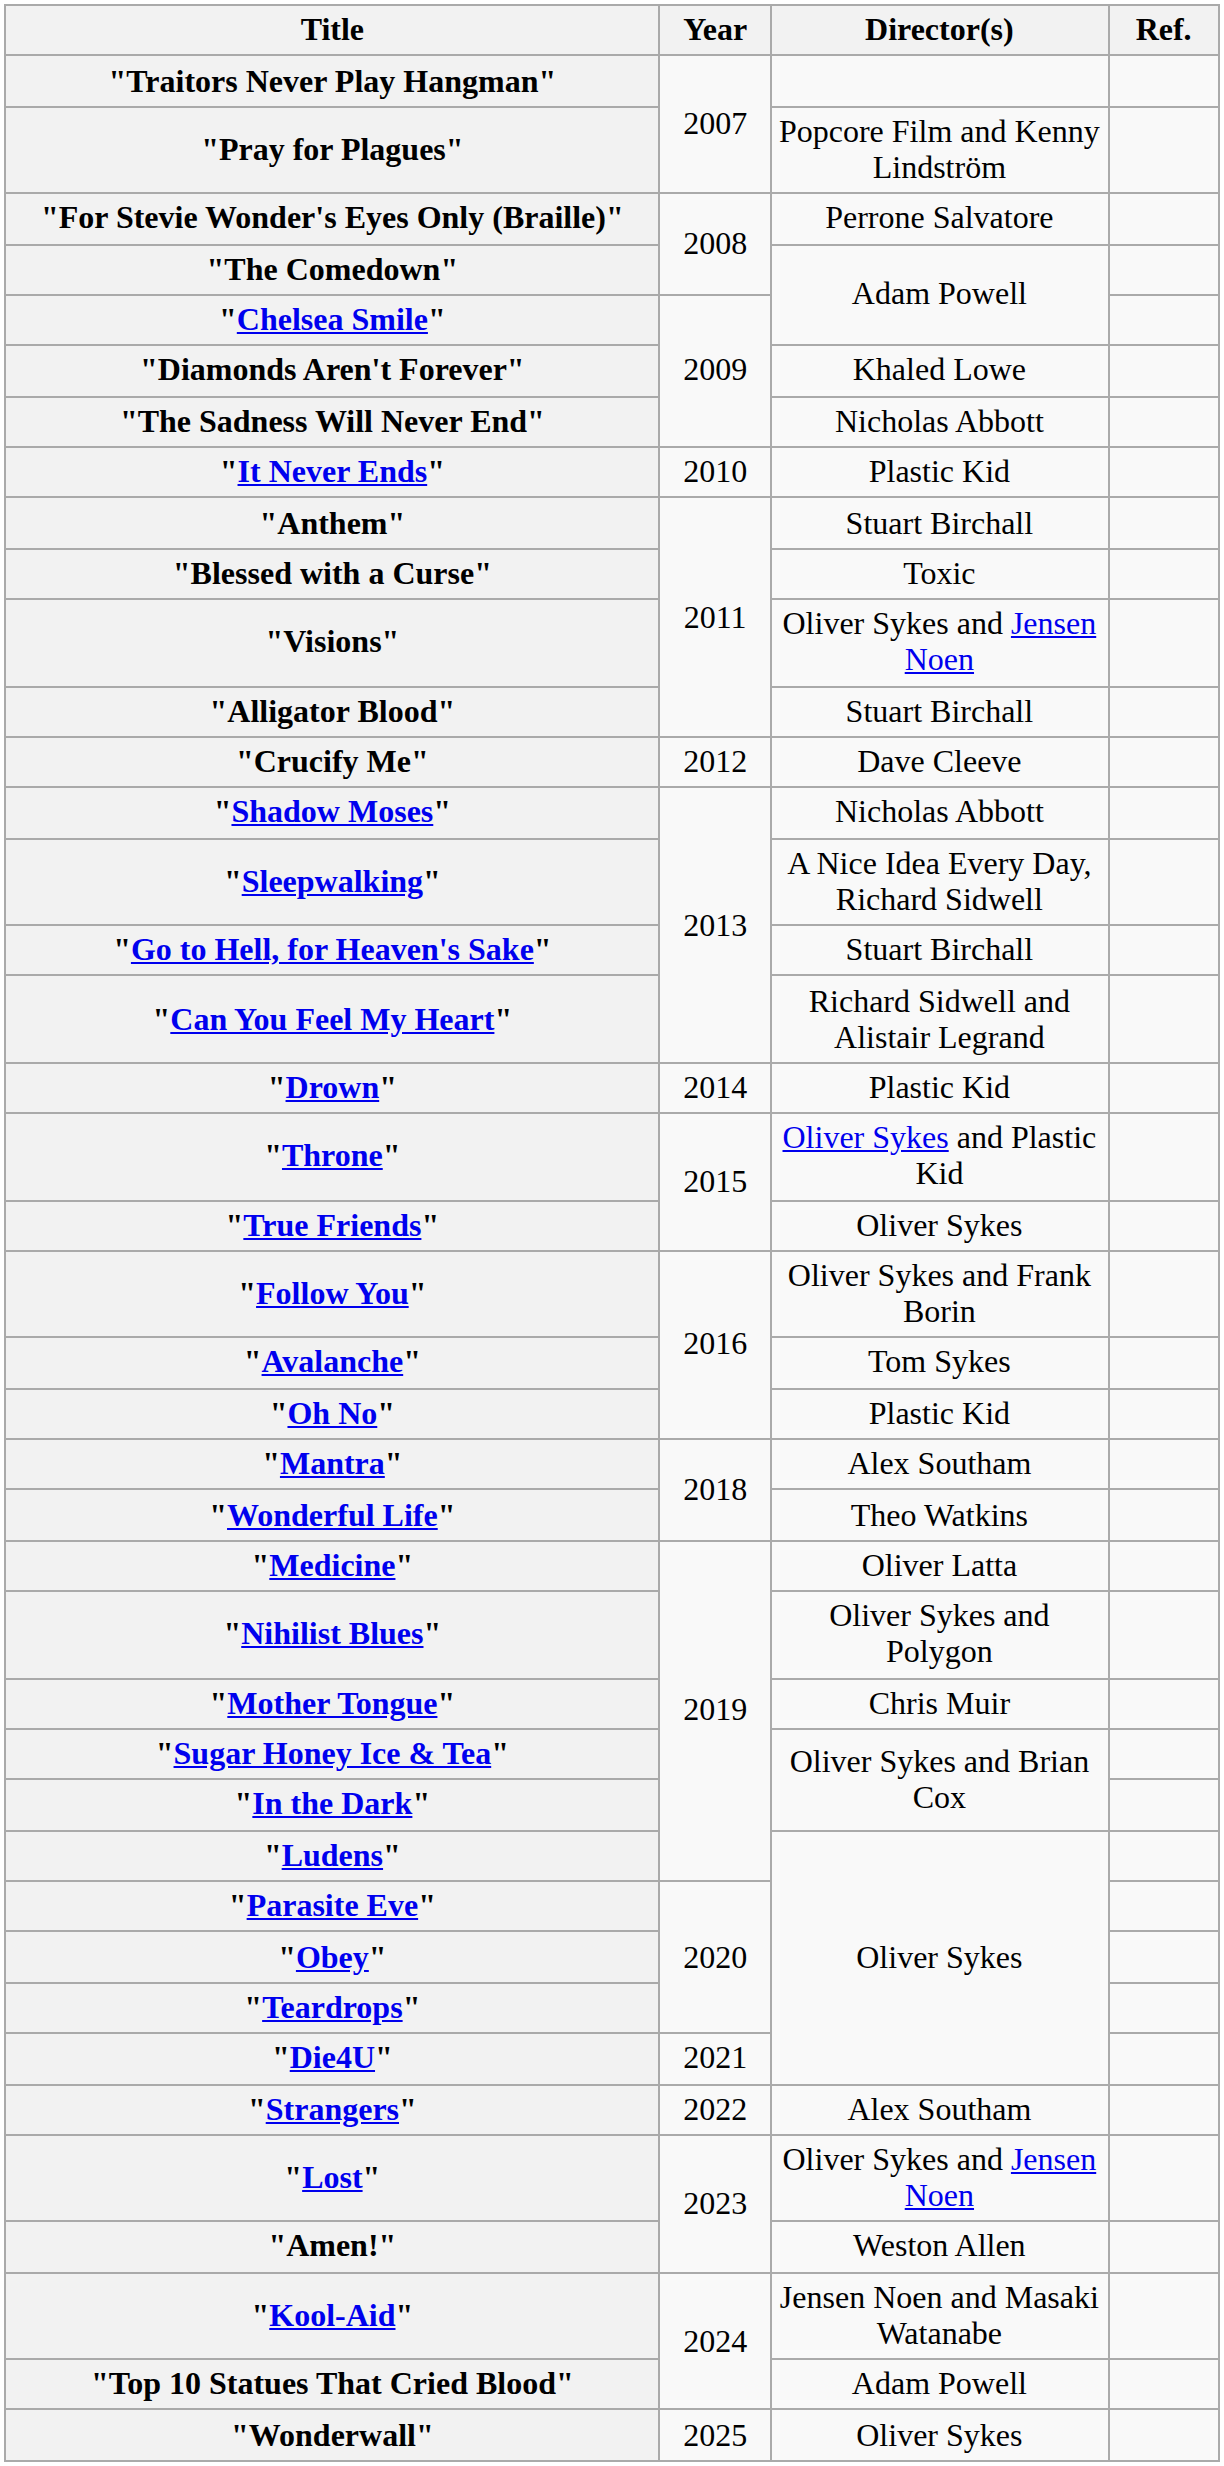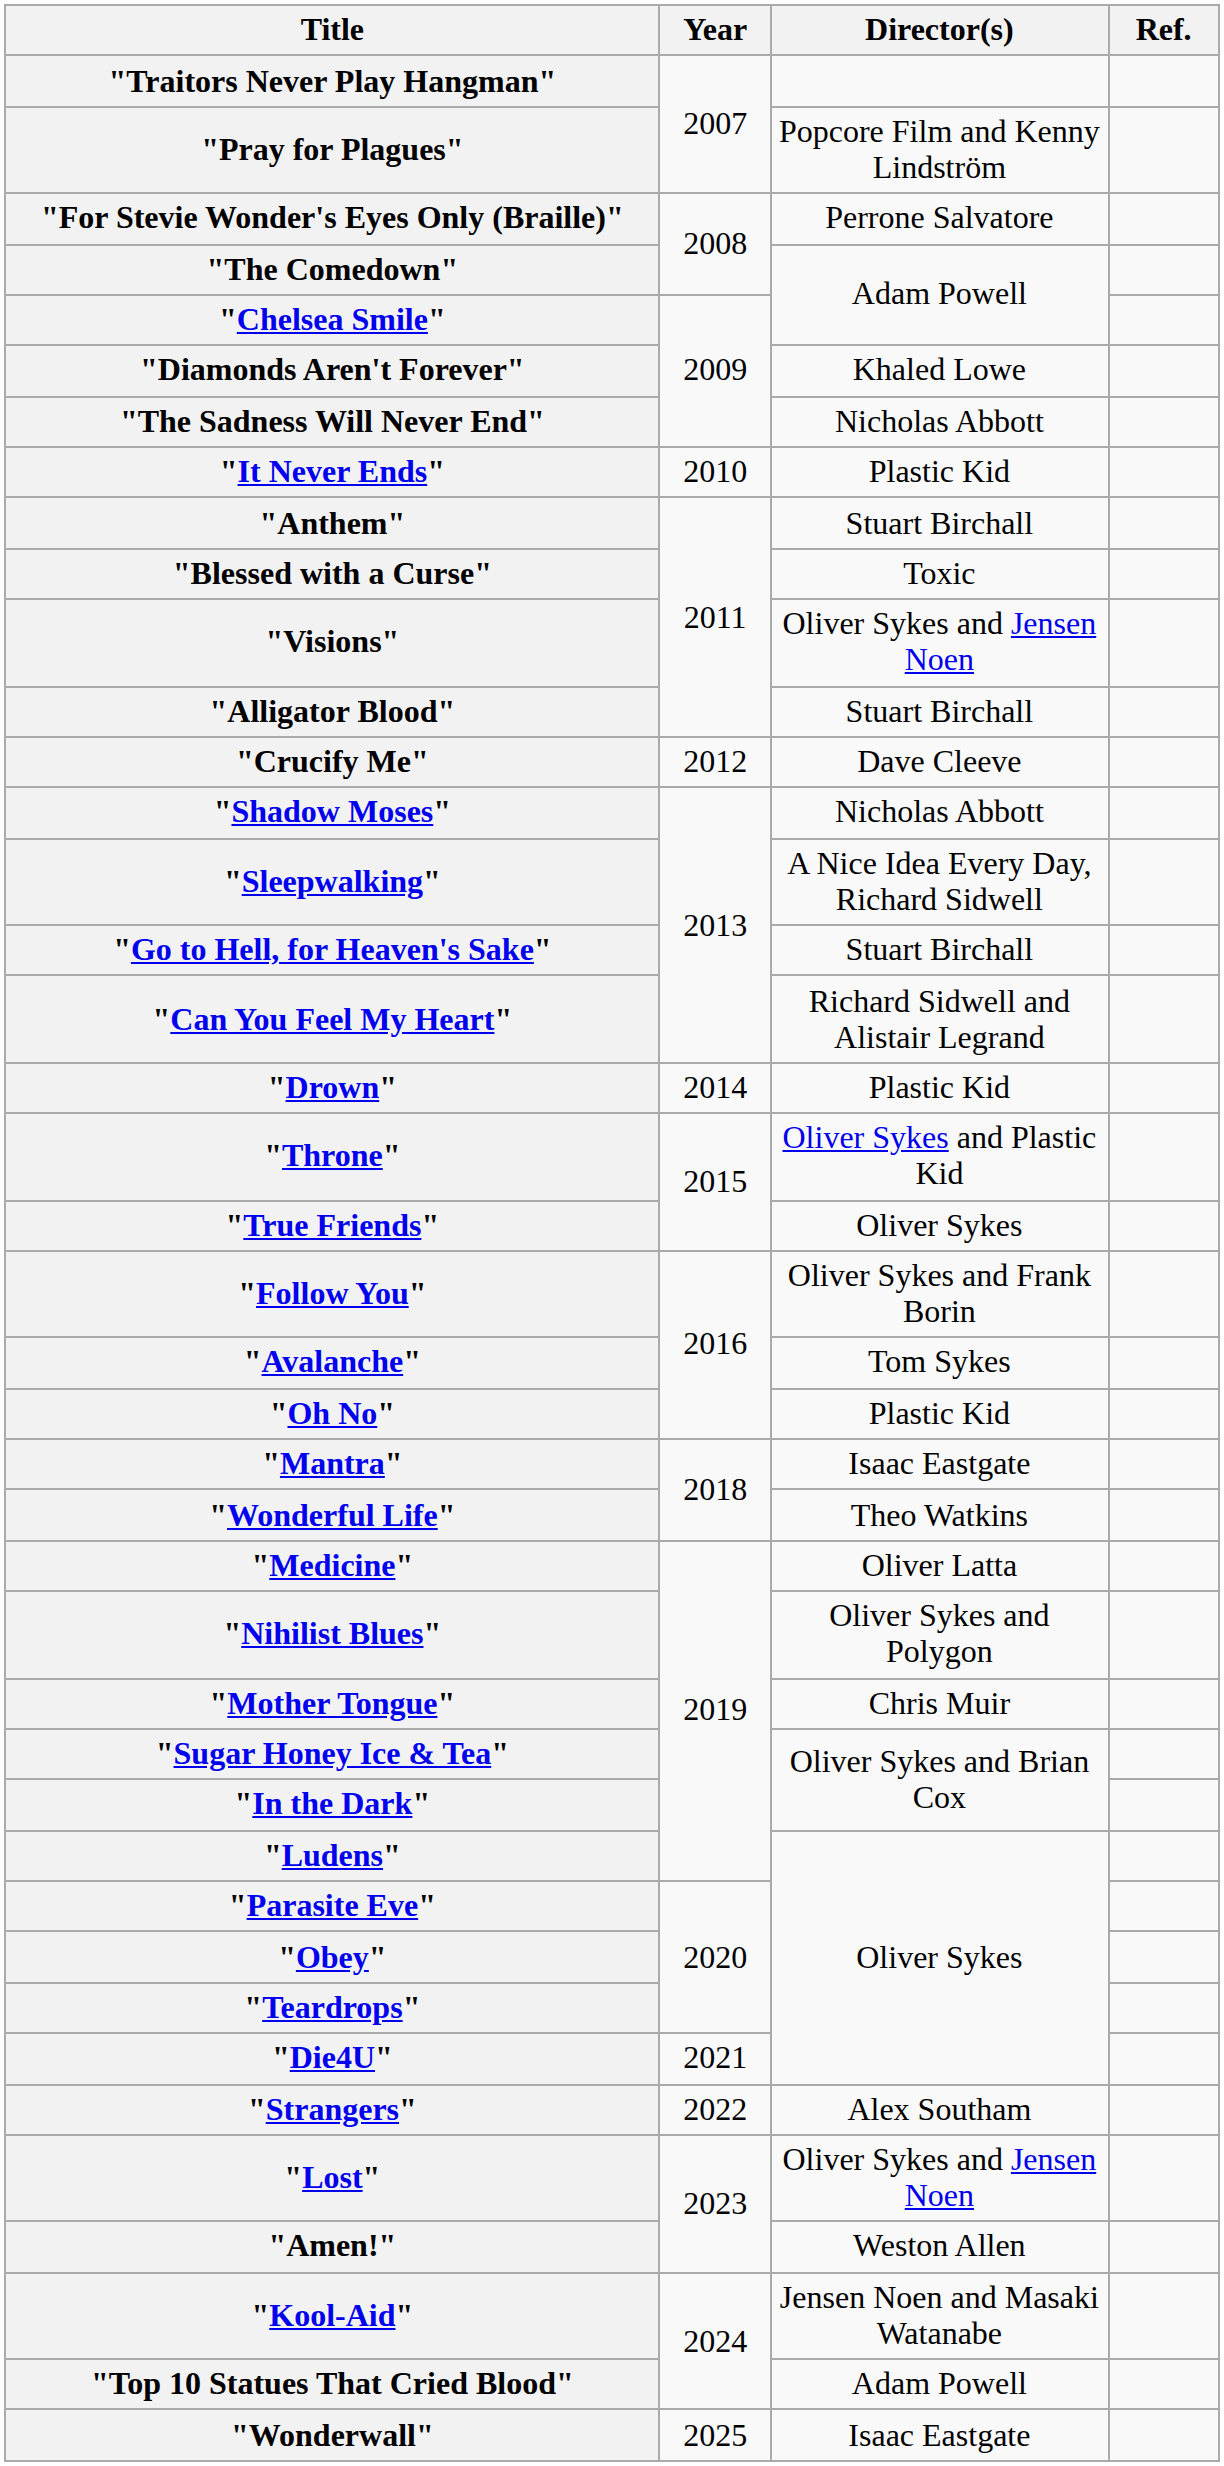(939, 1463) Alex Southam -> (939, 1463) Isaac Eastgate
(939, 2434) Oliver Sykes -> (939, 2434) Isaac Eastgate
